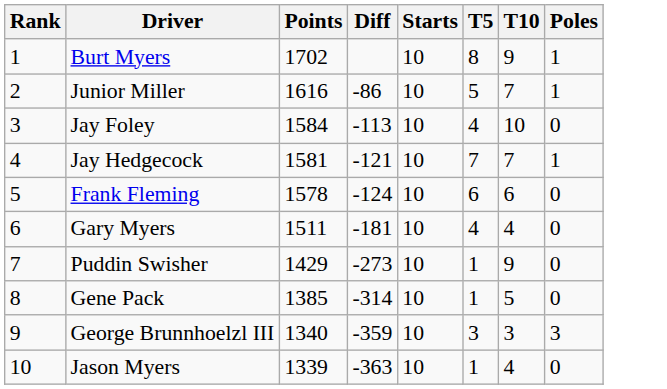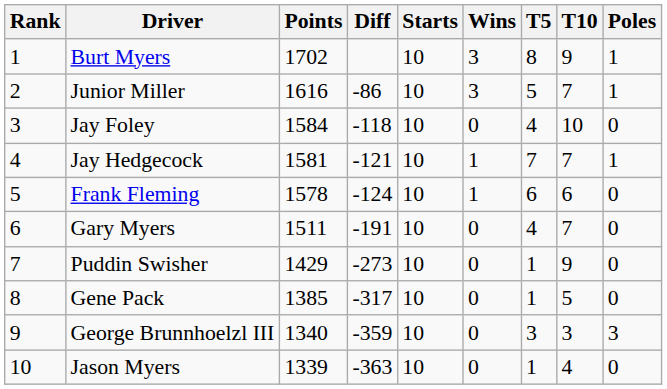+ column: (492, 21)
(372, 125) -113 -> (372, 125) -118
(372, 228) -181 -> (372, 228) -191
(509, 228) 4 -> (567, 228) 7
(372, 297) -314 -> (372, 297) -317
